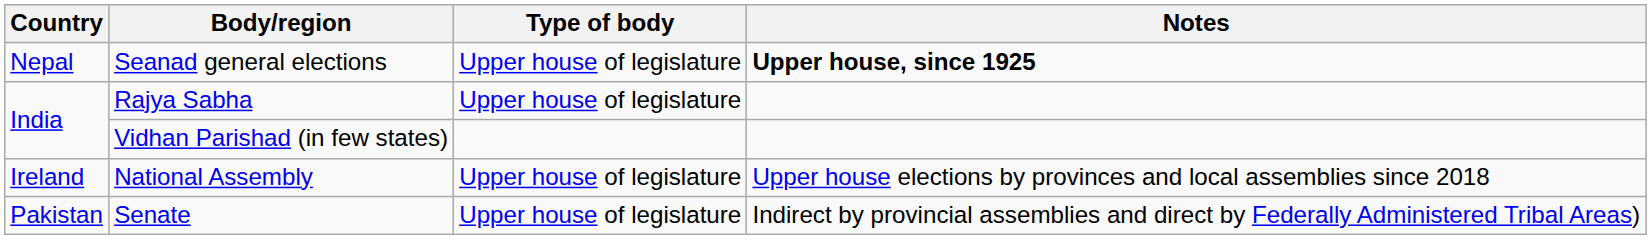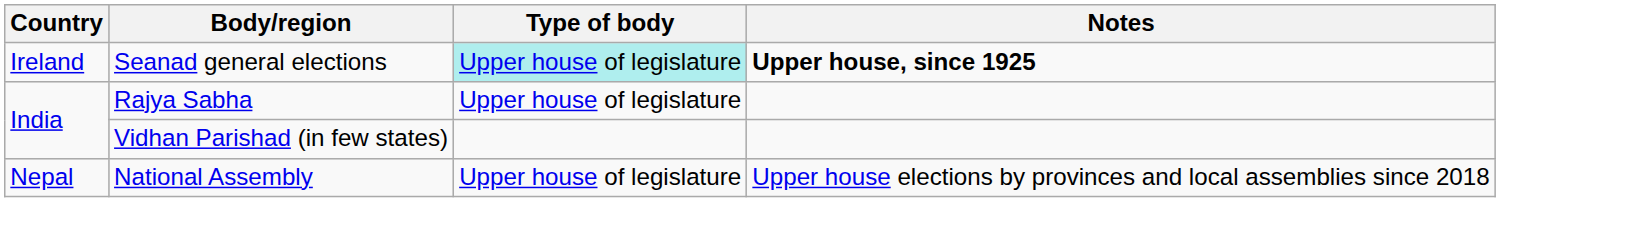(42, 61) Nepal -> (47, 61) Ireland
(600, 61) no background -> (600, 61) paleturquoise background
(47, 176) Ireland -> (42, 176) Nepal
- row: (152, 215)
